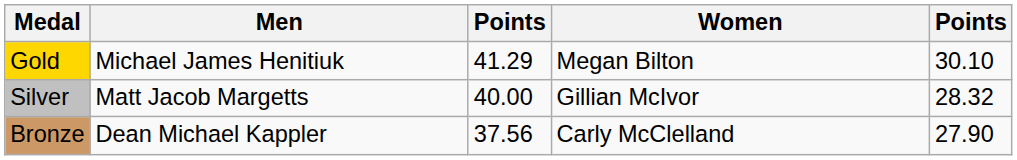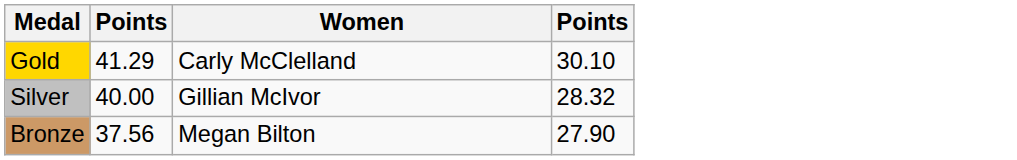- column: (279, 23)
(625, 60) Megan Bilton -> (267, 60) Carly McClelland
(645, 135) Carly McClelland -> (247, 135) Megan Bilton
